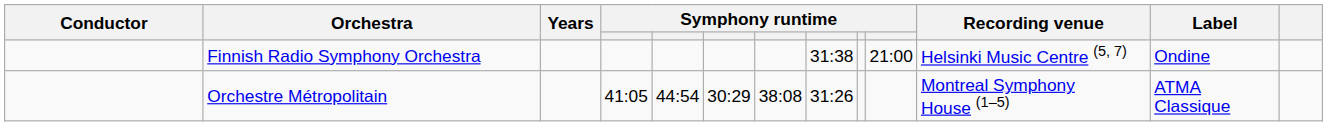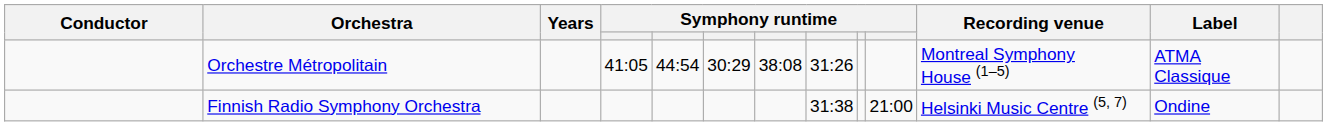rows swapped: (297, 96) <-> (344, 56)
